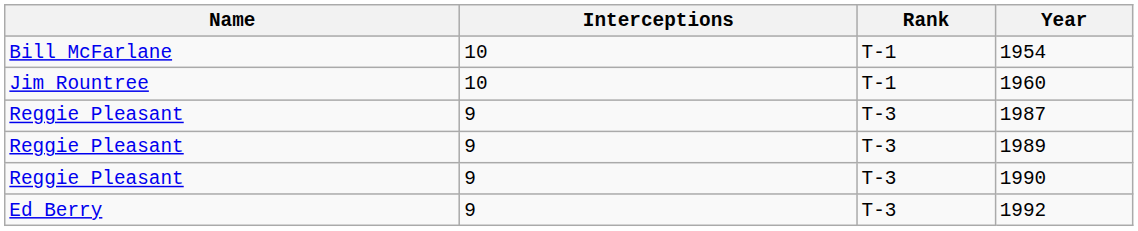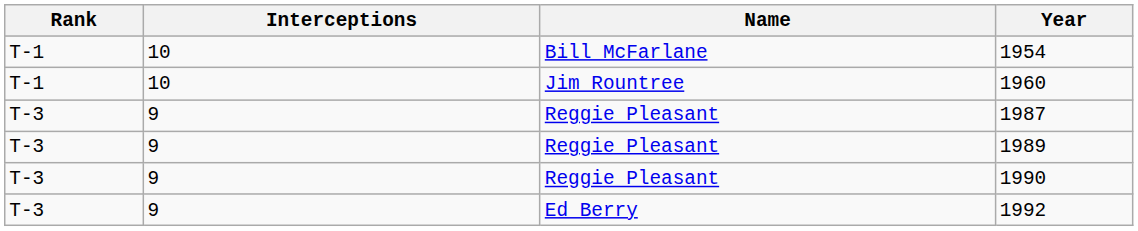columns swapped: (926, 21) <-> (232, 21)
